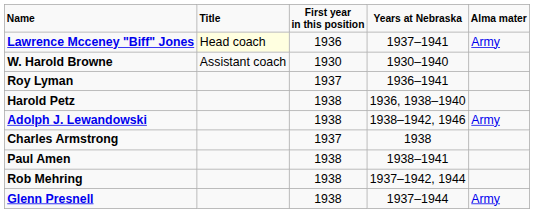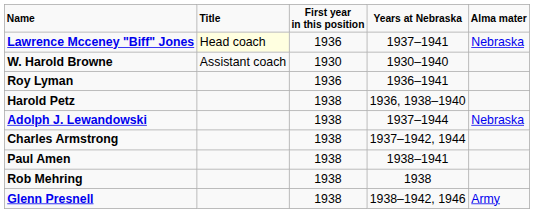(486, 42) Army -> (498, 42) Nebraska
(328, 81) 1937 -> (328, 81) 1936
(418, 120) 1938–1942, 1946 -> (418, 120) 1937–1944
(486, 120) Army -> (498, 120) Nebraska
(328, 139) 1937 -> (328, 139) 1938
(418, 139) 1938 -> (418, 139) 1937–1942, 1944
(418, 179) 1937–1942, 1944 -> (418, 179) 1938
(418, 198) 1937–1944 -> (418, 198) 1938–1942, 1946
